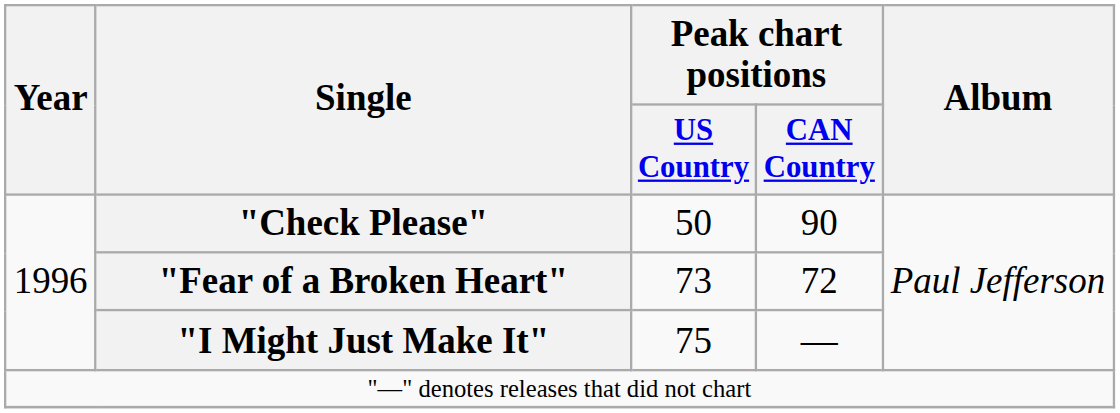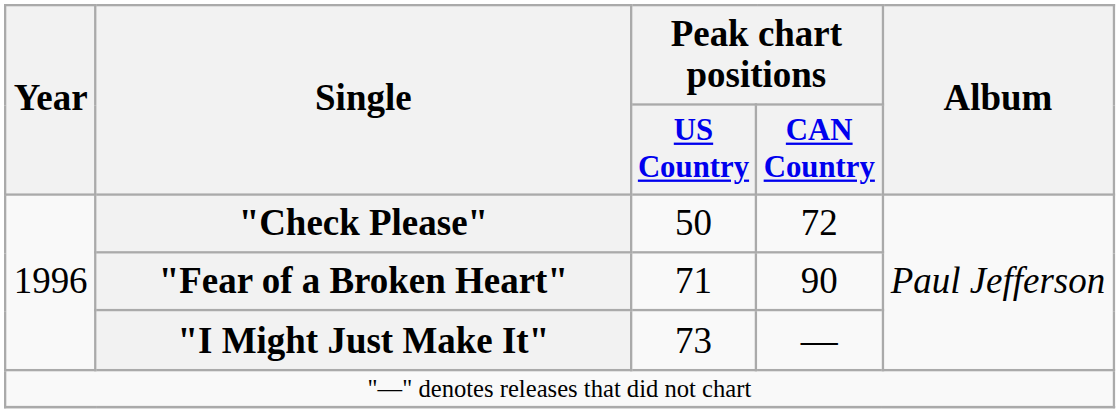(819, 222) 90 -> (819, 222) 72
(693, 281) 73 -> (693, 281) 71
(819, 281) 72 -> (819, 281) 90
(693, 339) 75 -> (693, 339) 73
